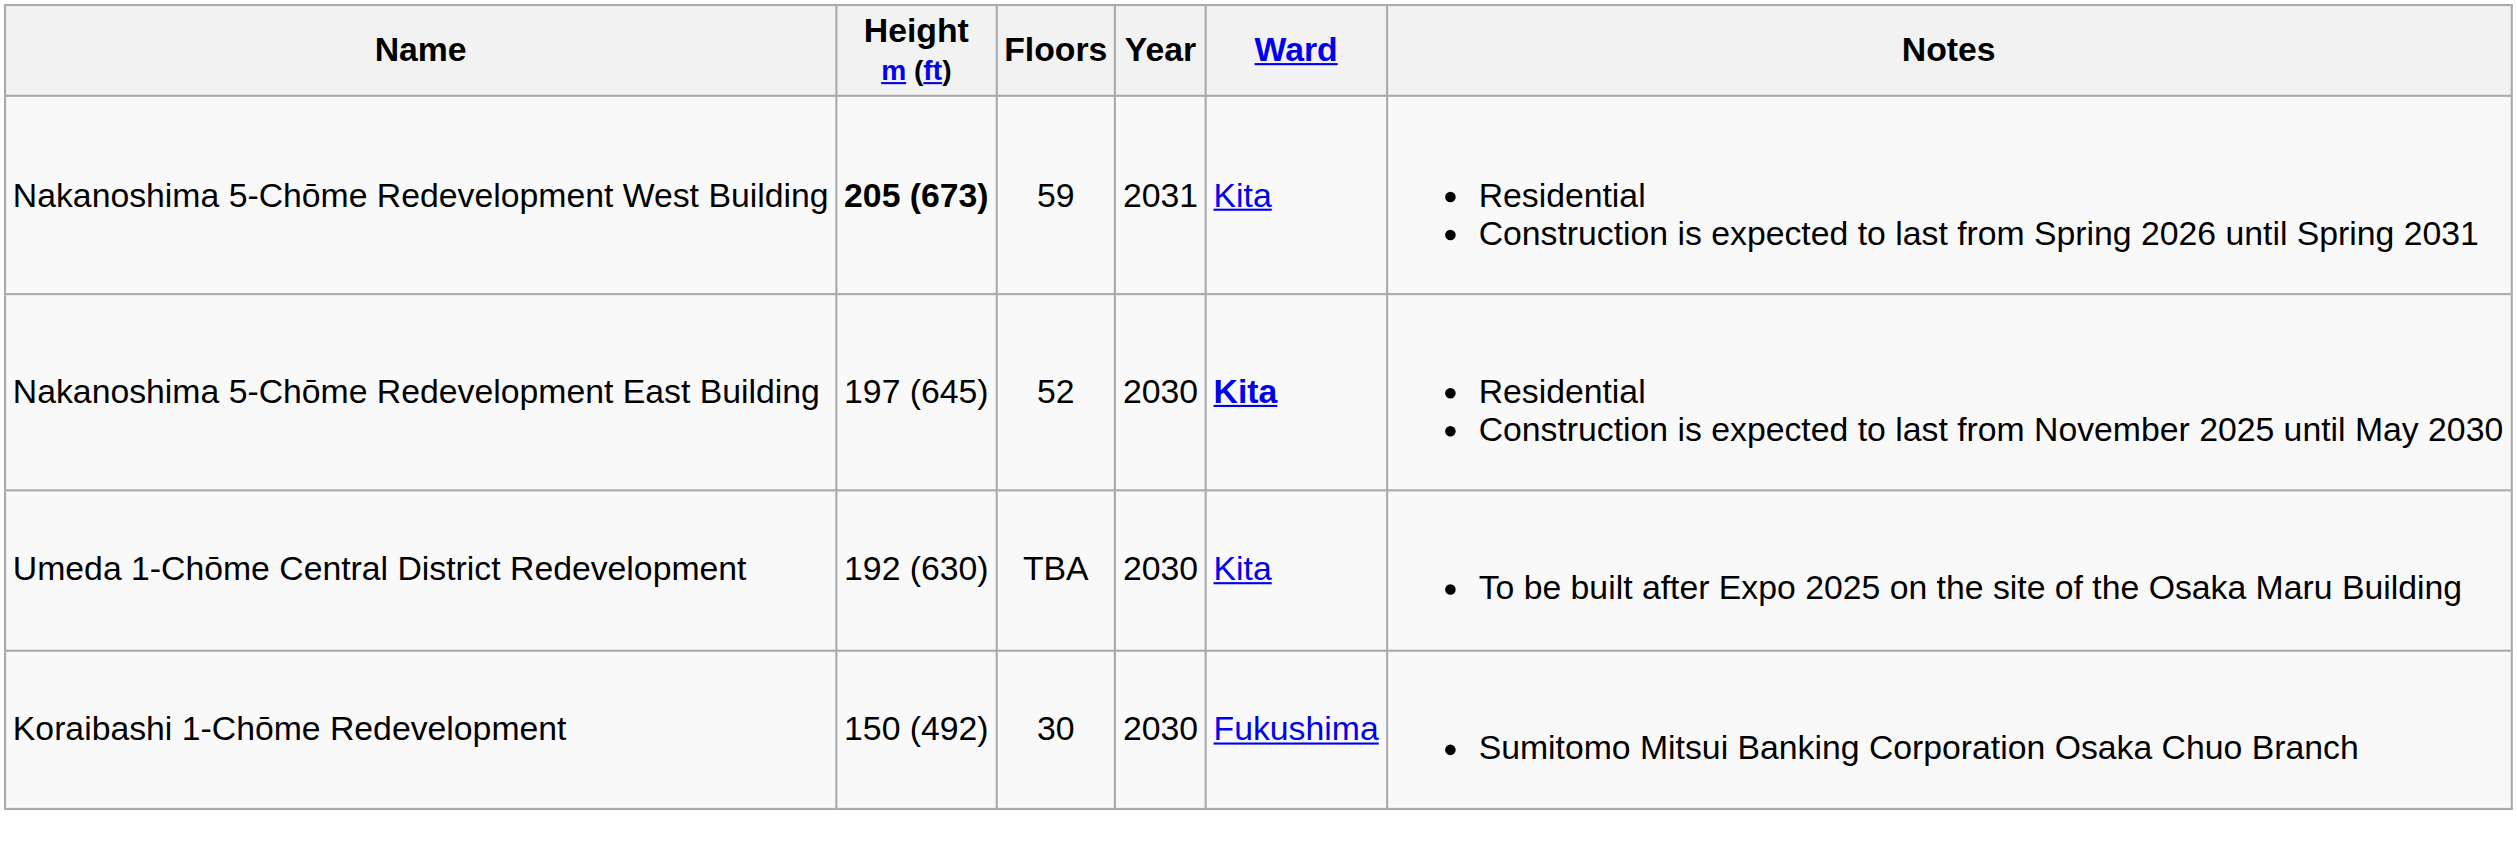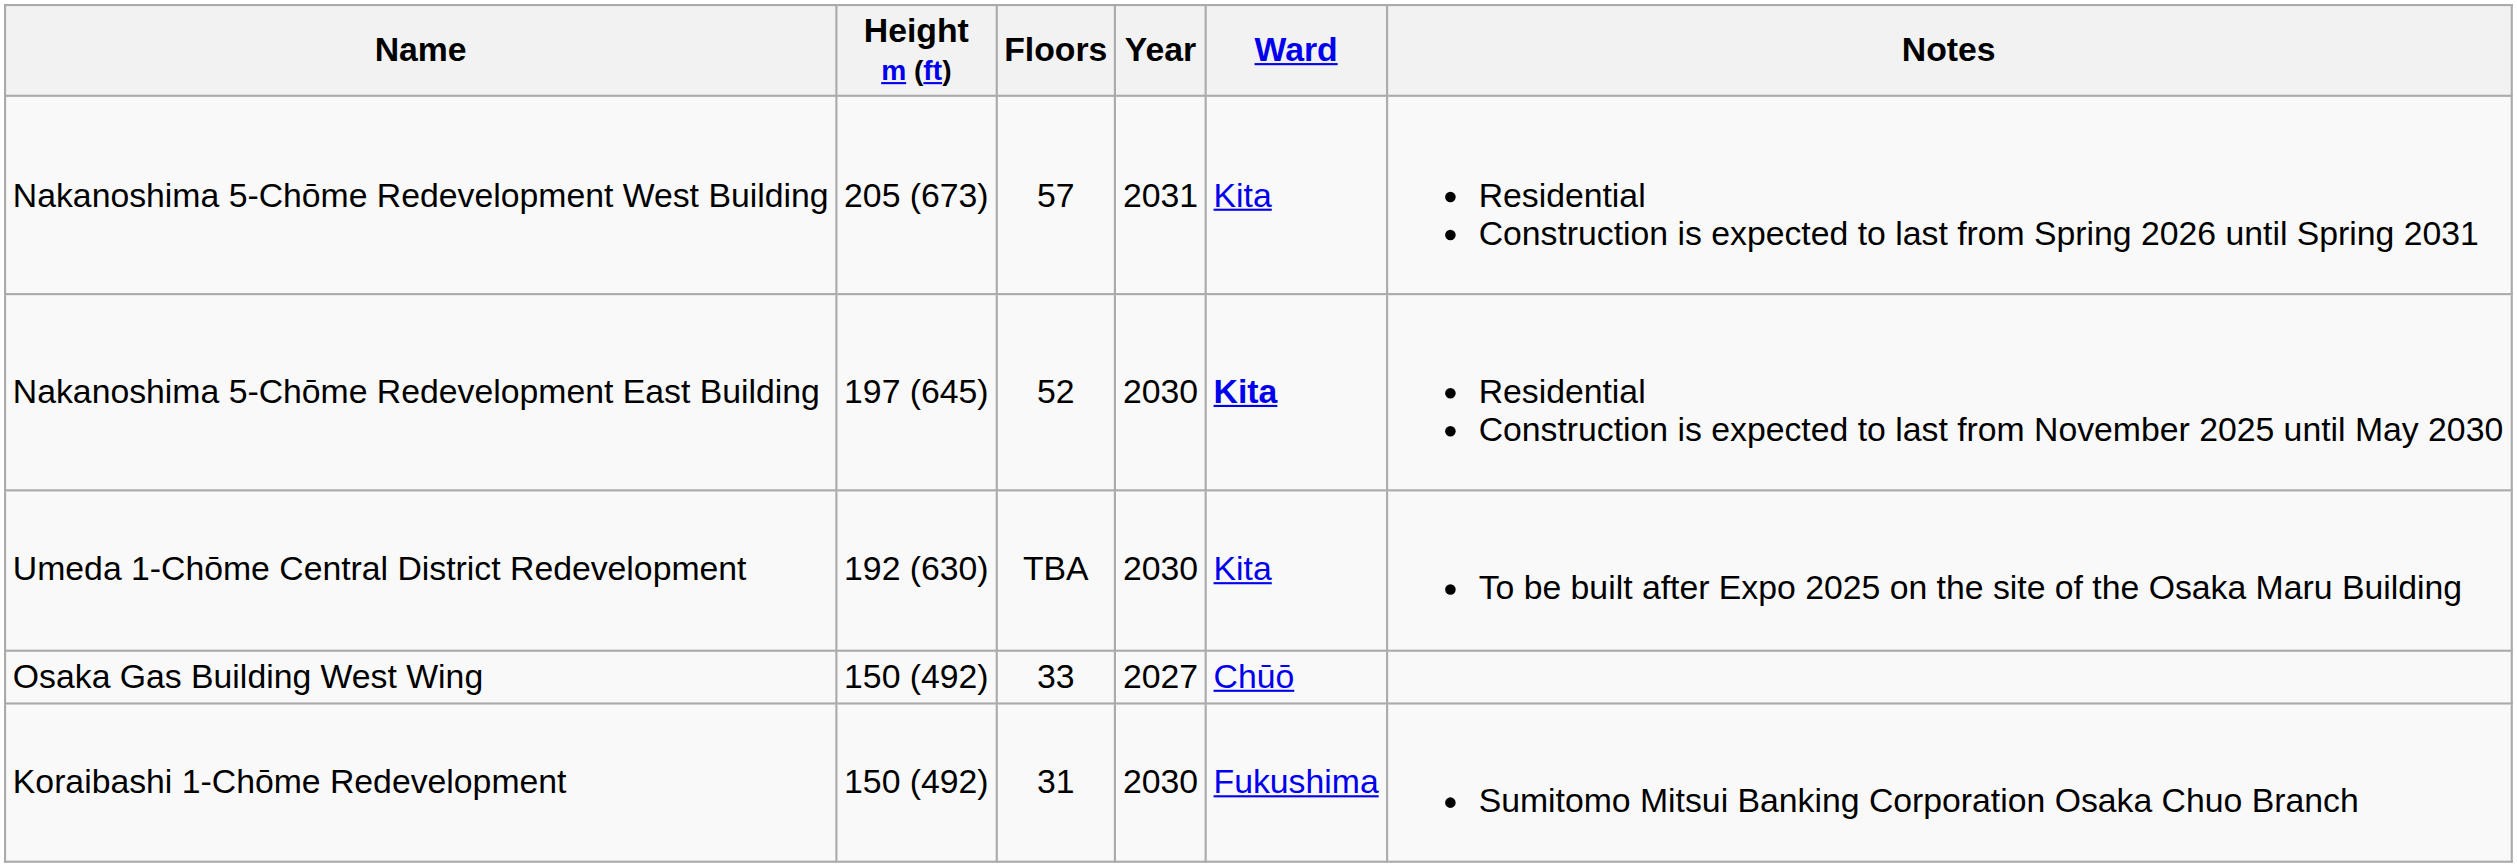(916, 194) bold -> (916, 194) normal
(1056, 194) 59 -> (1056, 194) 57
+ row: (248, 675)
(1056, 728) 30 -> (1056, 782) 31
